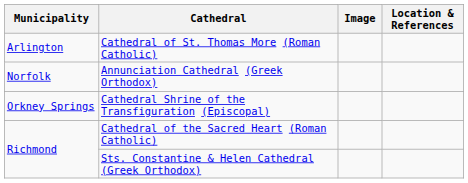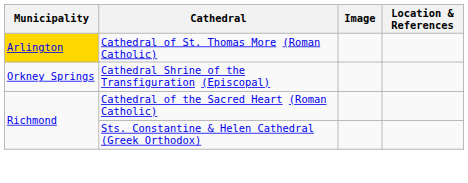(35, 48) no background -> (35, 48) gold background
- row: (192, 77)
